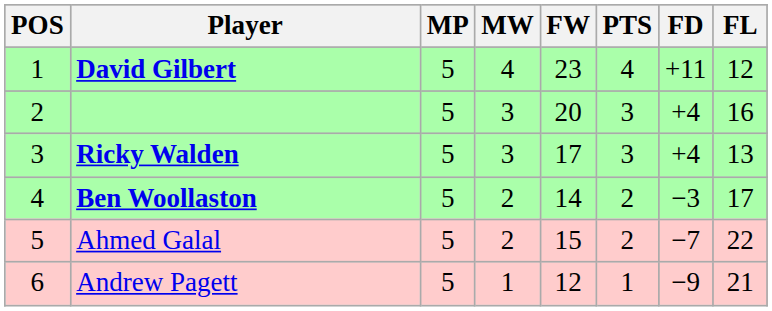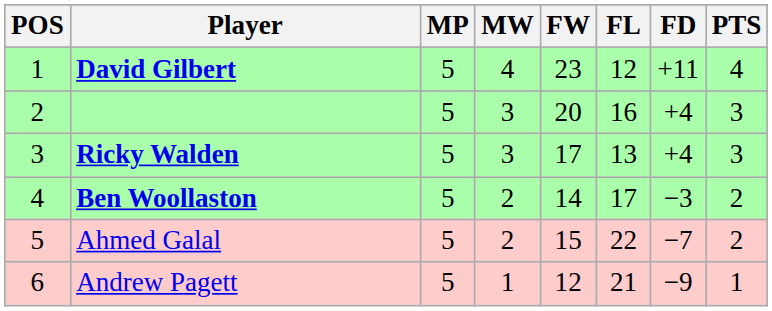columns swapped: (740, 25) <-> (627, 25)
